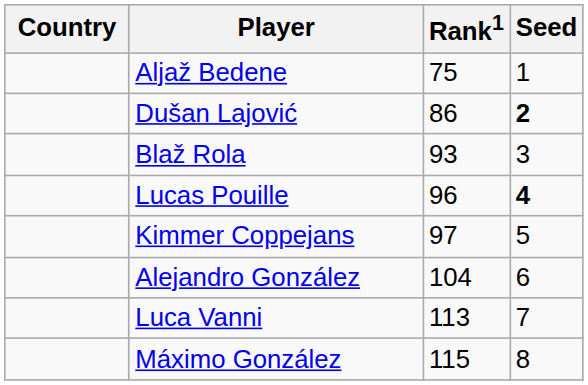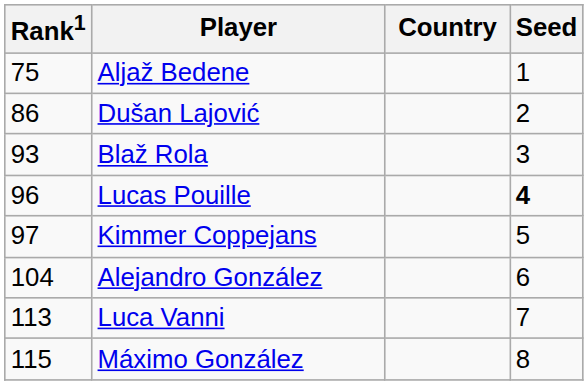columns swapped: (67, 28) <-> (466, 28)
(523, 113) bold -> (523, 113) normal
